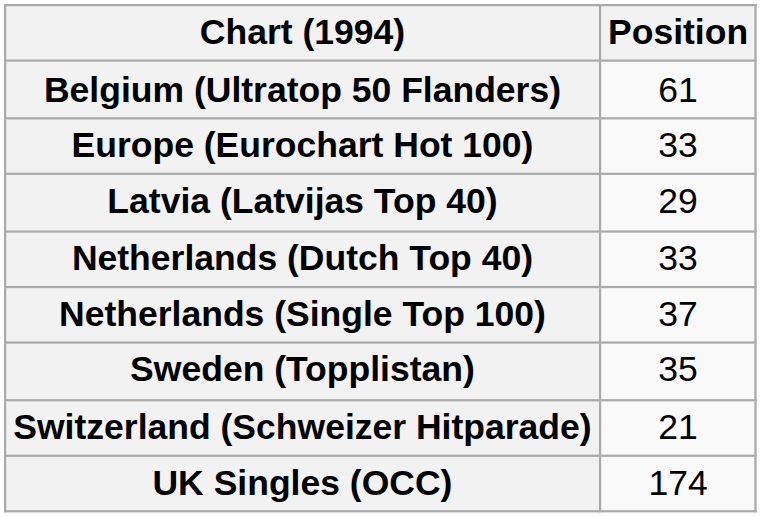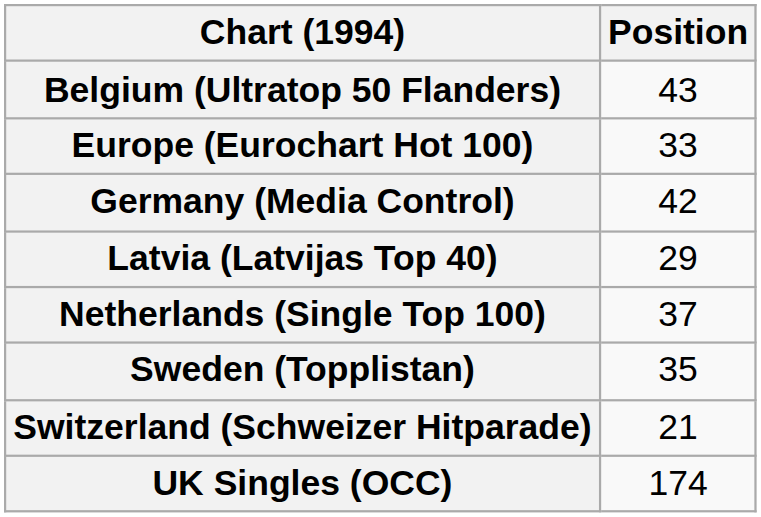(678, 88) 61 -> (678, 88) 43
+ row: (302, 201)
- row: (302, 257)
